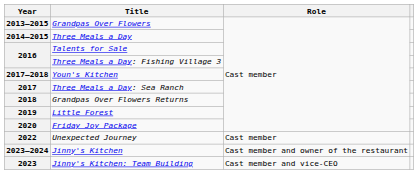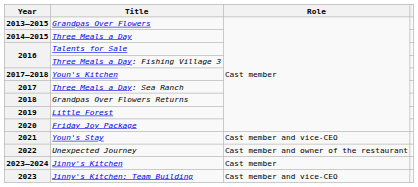+ row: (27, 138)
(251, 138) Cast member -> (316, 150) Cast member and owner of the restaurant
(316, 150) Cast member and owner of the restaurant -> (251, 163) Cast member
